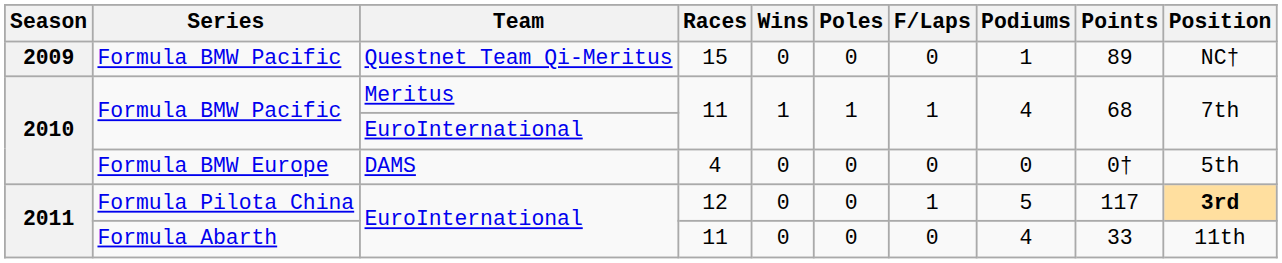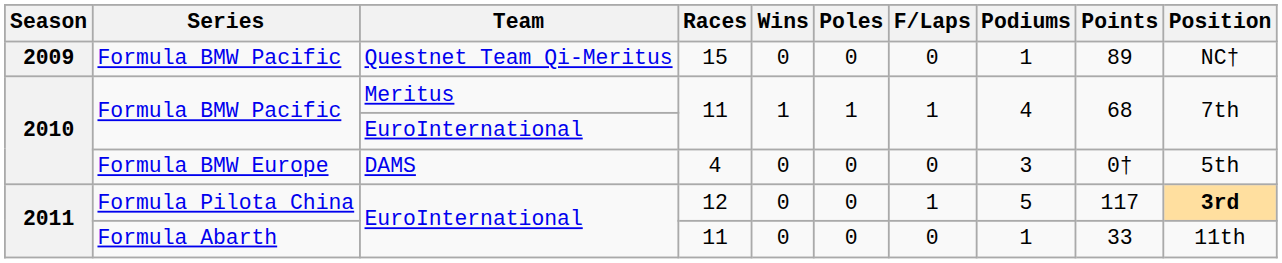(1026, 166) 0 -> (1026, 166) 3
(1026, 238) 4 -> (1026, 238) 1
